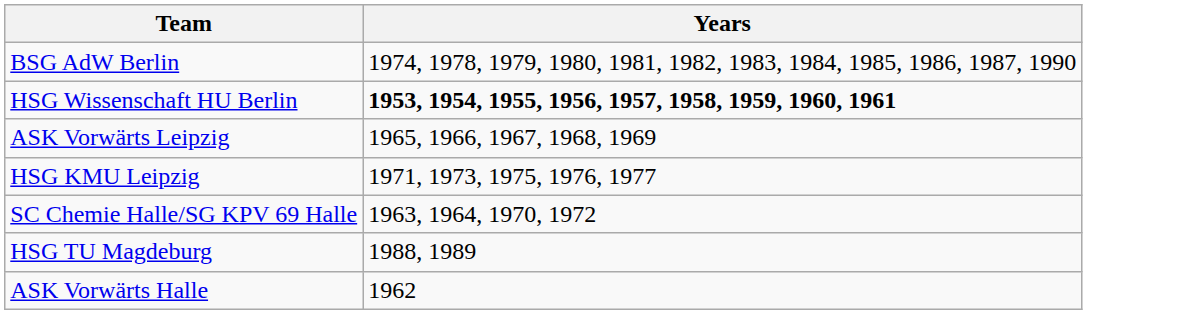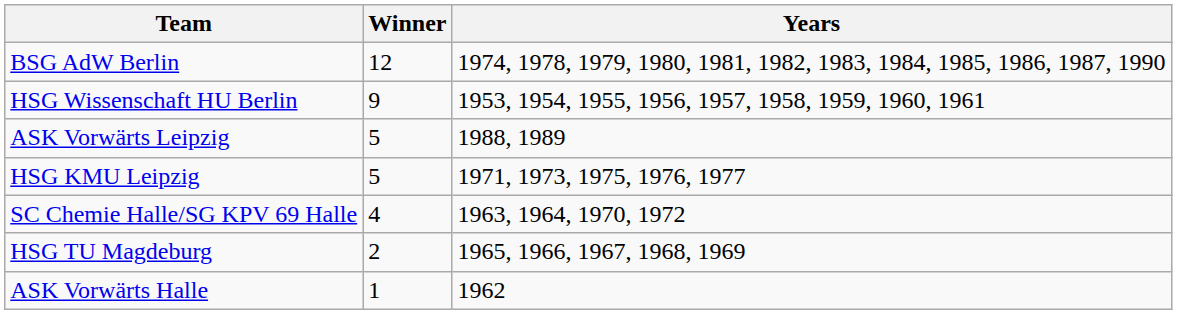+ column: (407, 23)
(632, 99) bold -> (722, 99) normal
(512, 137) 1965, 1966, 1967, 1968, 1969 -> (512, 137) 1988, 1989
(422, 251) 1988, 1989 -> (602, 251) 1965, 1966, 1967, 1968, 1969
